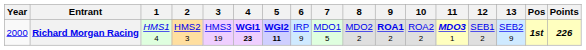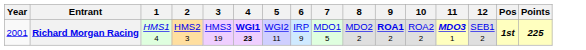- column: (511, 12)
(17, 33) 2000 -> (17, 33) 2001
(277, 33) bold -> (277, 33) normal
(564, 33) 226 -> (536, 33) 225
